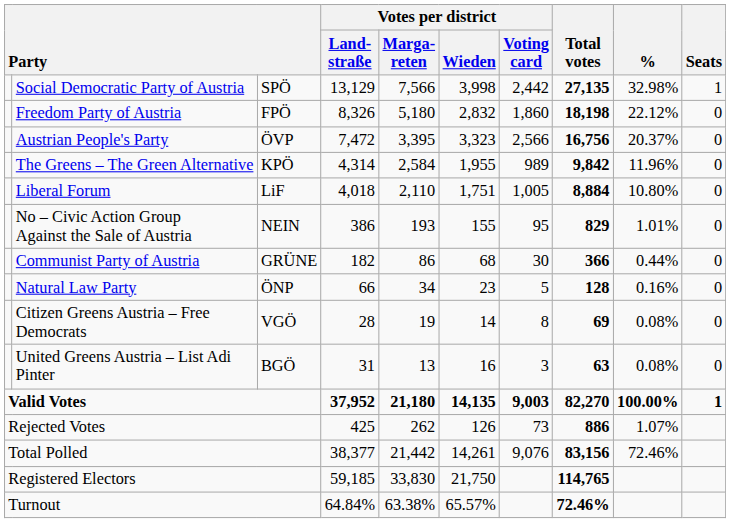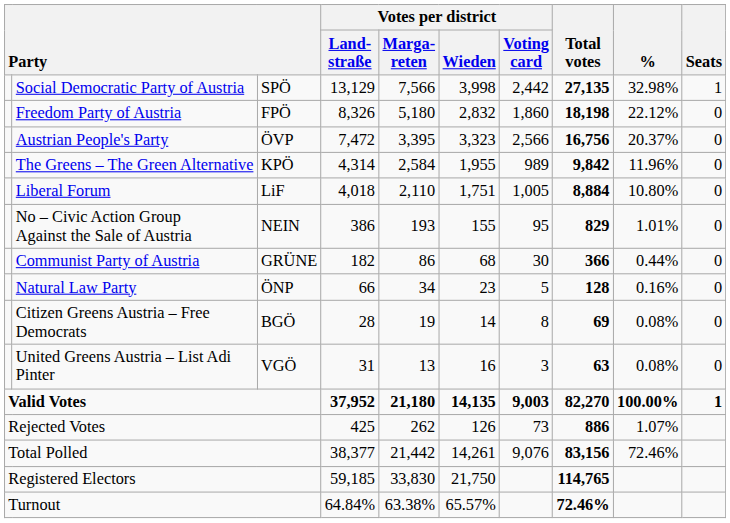(279, 322) VGÖ -> (278, 322) BGÖ
(278, 366) BGÖ -> (279, 366) VGÖ
